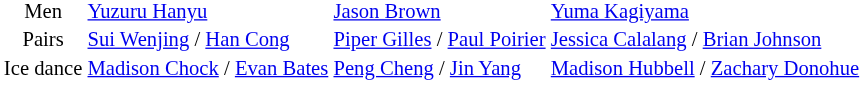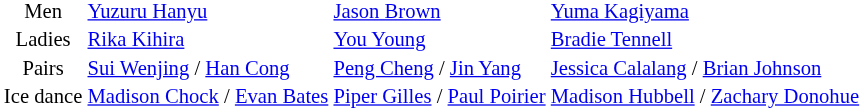+ row: (43, 39)
(440, 39) Piper Gilles / Paul Poirier -> (427, 68) Peng Cheng / Jin Yang
(427, 68) Peng Cheng / Jin Yang -> (440, 96) Piper Gilles / Paul Poirier
